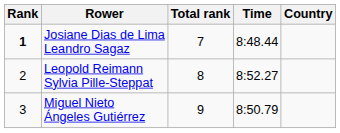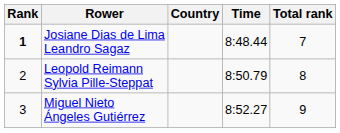columns swapped: (308, 14) <-> (200, 14)
(257, 75) 8:52.27 -> (246, 75) 8:50.79
(257, 110) 8:50.79 -> (246, 110) 8:52.27
